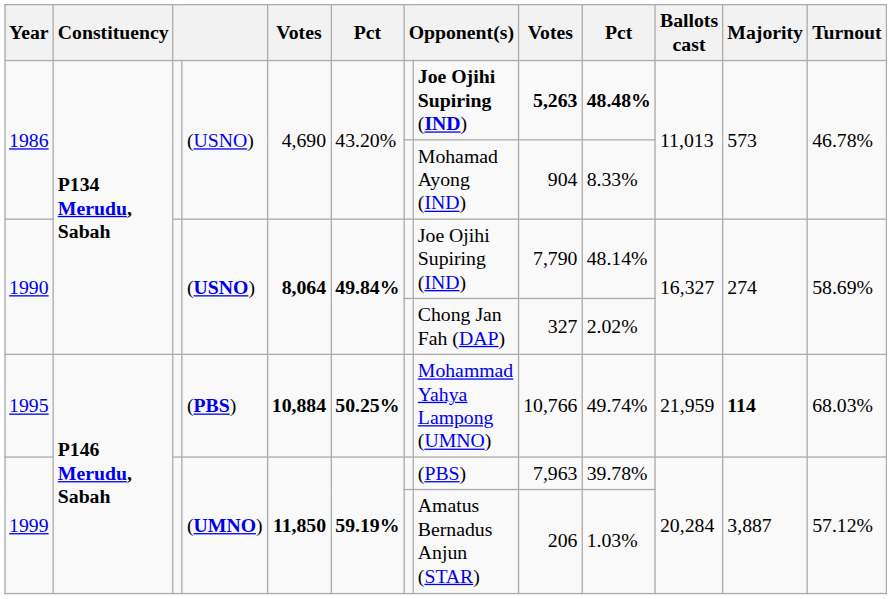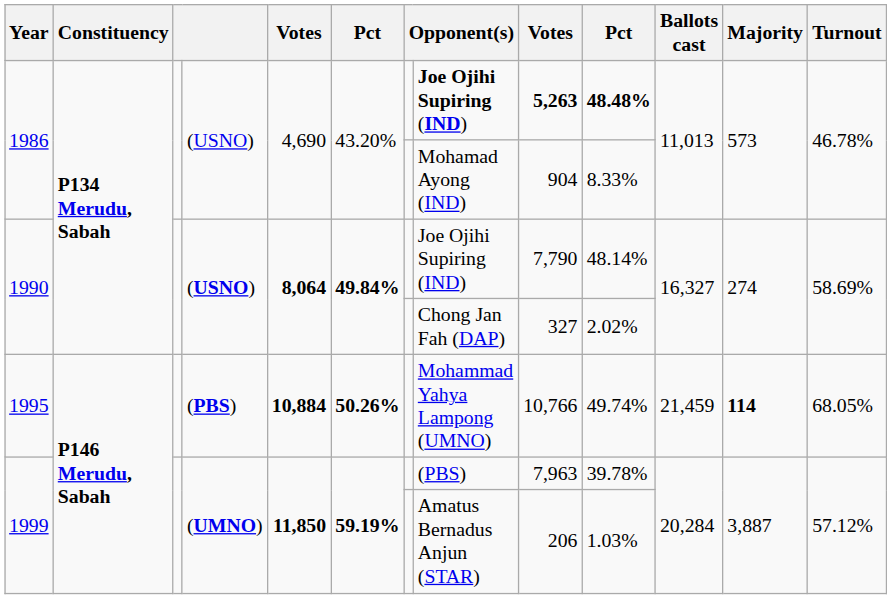(367, 405) 50.25% -> (367, 405) 50.26%
(687, 405) 21,959 -> (687, 405) 21,459
(843, 405) 68.03% -> (843, 405) 68.05%
